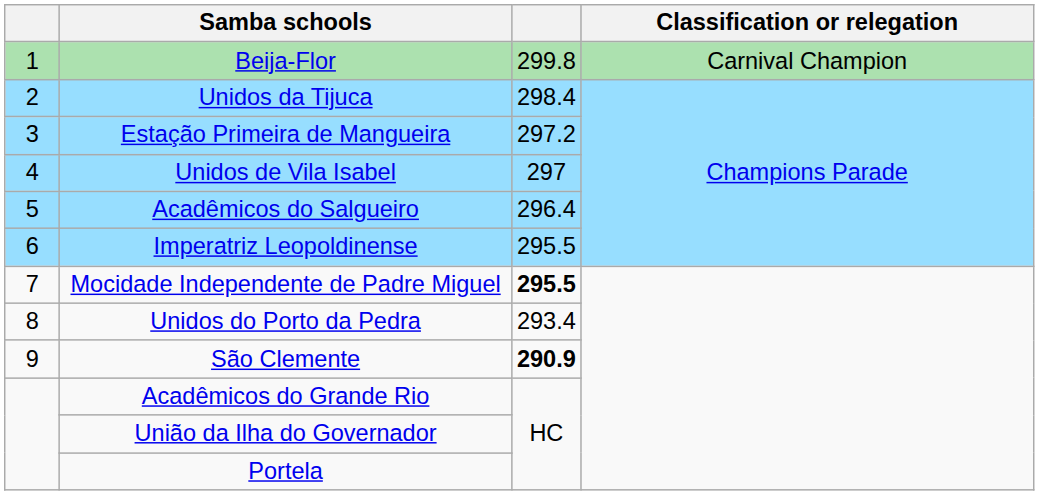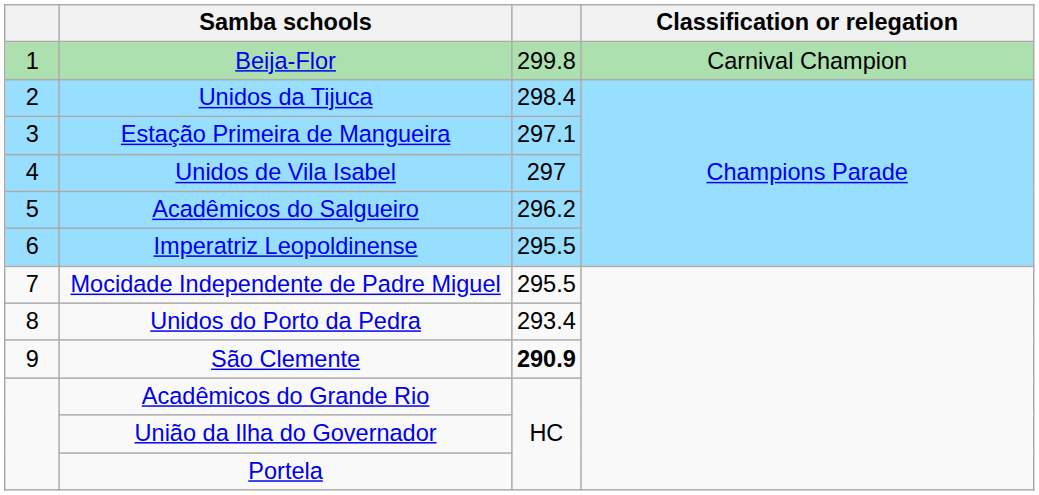(546, 135) 297.2 -> (546, 135) 297.1
(546, 209) 296.4 -> (546, 209) 296.2
(546, 284) bold -> (546, 284) normal
